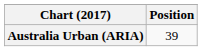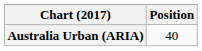(172, 35) 39 -> (172, 35) 40
